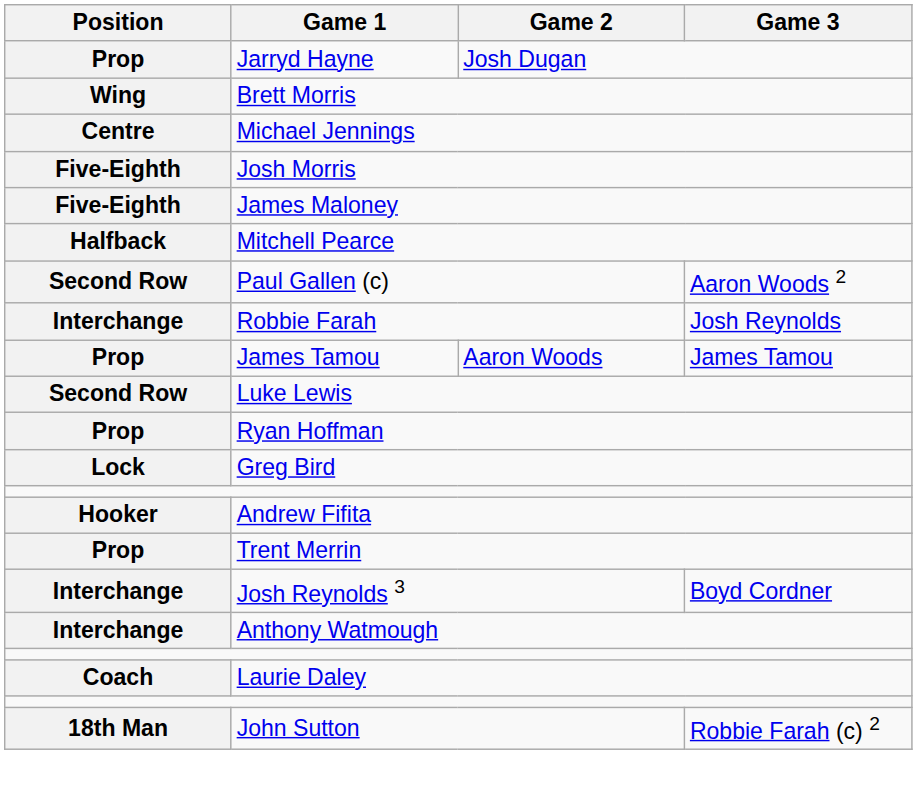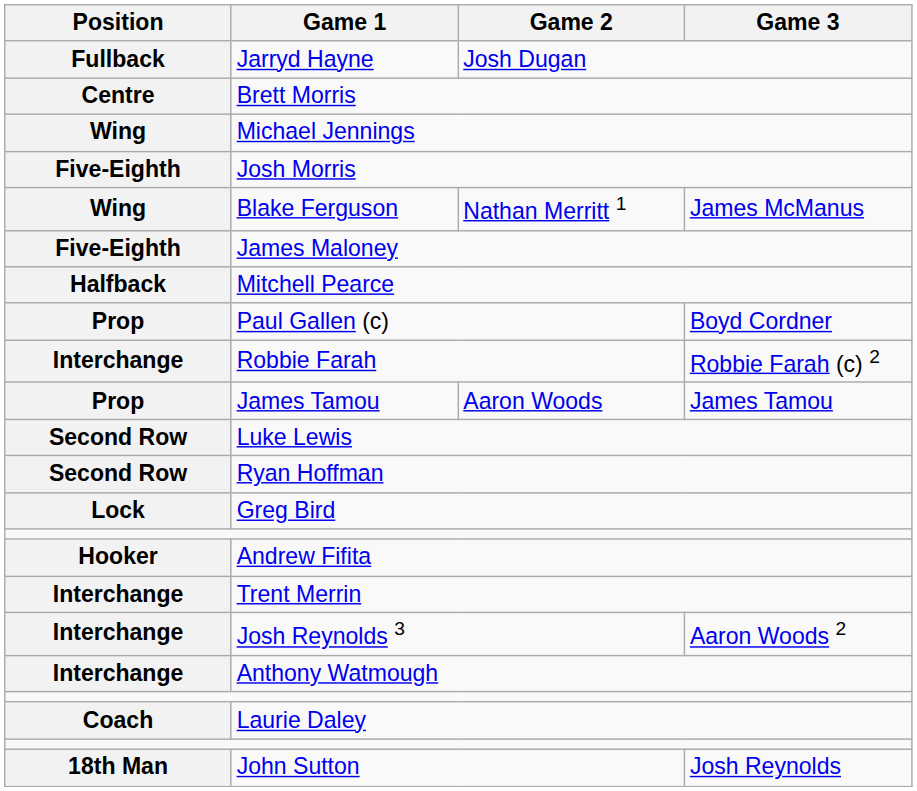(118, 59) Prop -> (118, 59) Fullback
(118, 95) Wing -> (118, 95) Centre
(118, 132) Centre -> (118, 132) Wing
+ row: (317, 208)
(118, 281) Second Row -> (118, 321) Prop
(768, 281) Aaron Woods 2 -> (761, 321) Boyd Cordner
(765, 321) Josh Reynolds -> (785, 360) Robbie Farah (c) 2
(118, 430) Prop -> (118, 473) Second Row
(118, 551) Prop -> (118, 593) Interchange
(761, 590) Boyd Cordner -> (768, 633) Aaron Woods 2
(785, 727) Robbie Farah (c) 2 -> (765, 767) Josh Reynolds
